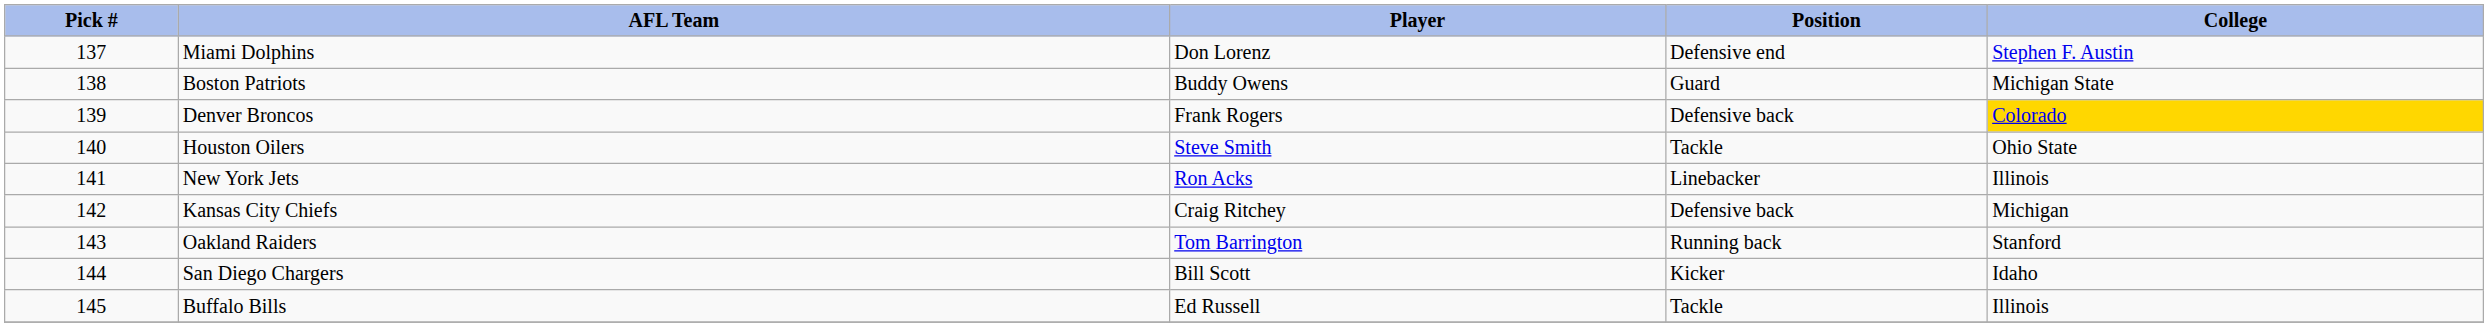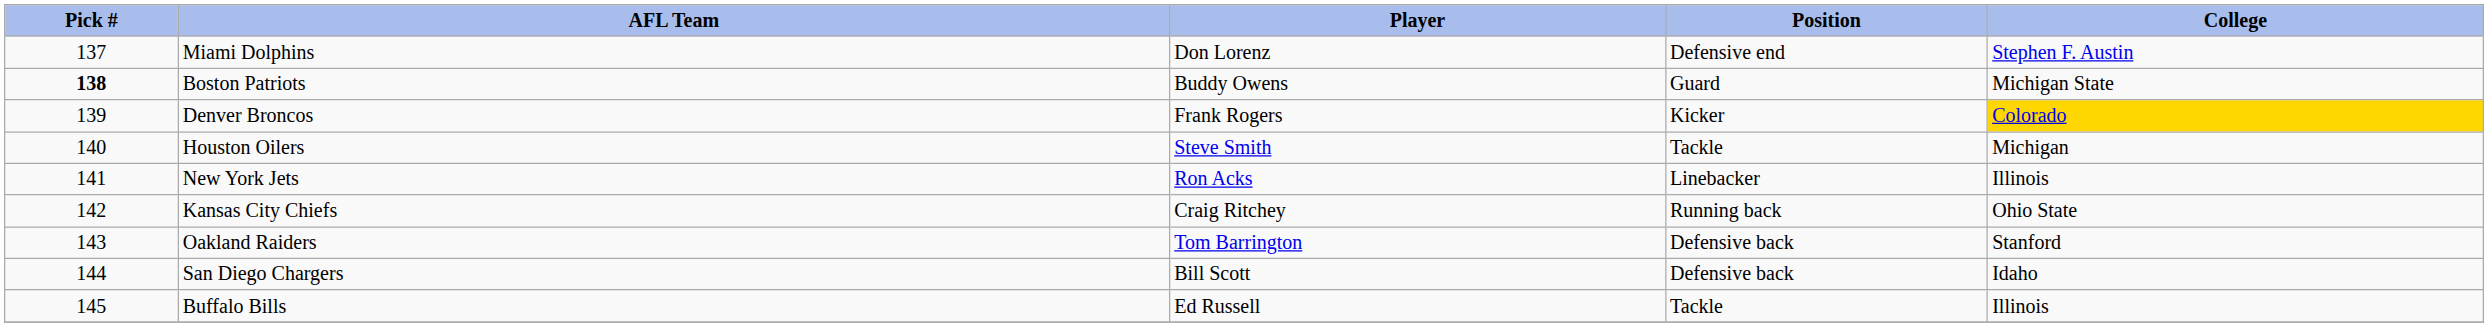(91, 83) normal -> (91, 83) bold
(1732, 115) Defensive back -> (1697, 115) Kicker
(2035, 147) Ohio State -> (2031, 147) Michigan
(1732, 210) Defensive back -> (1726, 210) Running back
(2031, 210) Michigan -> (2035, 210) Ohio State
(1726, 242) Running back -> (1732, 242) Defensive back
(1697, 274) Kicker -> (1732, 274) Defensive back
